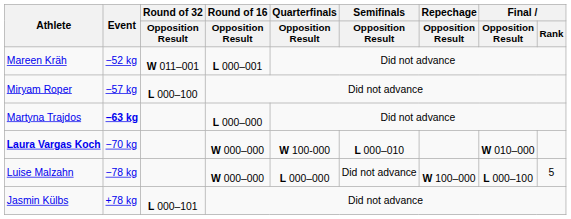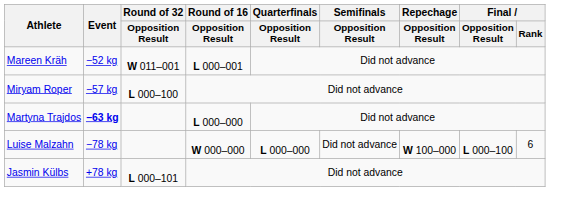- row: (54, 145)
(551, 173) 5 -> (531, 145) 6
